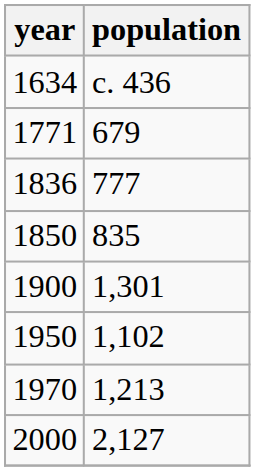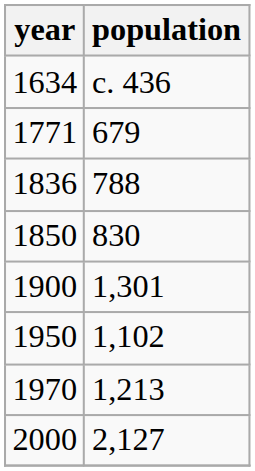(116, 183) 777 -> (116, 183) 788
(116, 235) 835 -> (116, 235) 830
